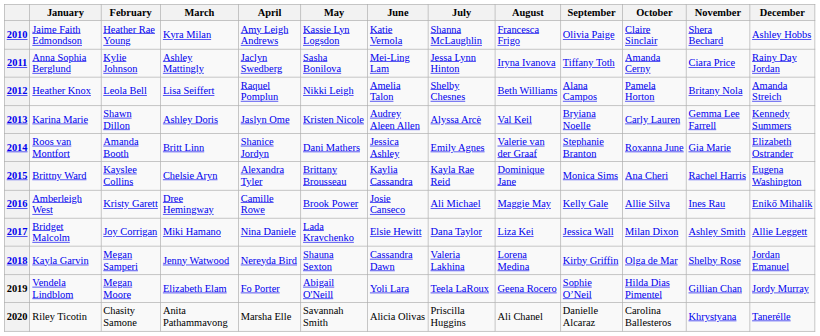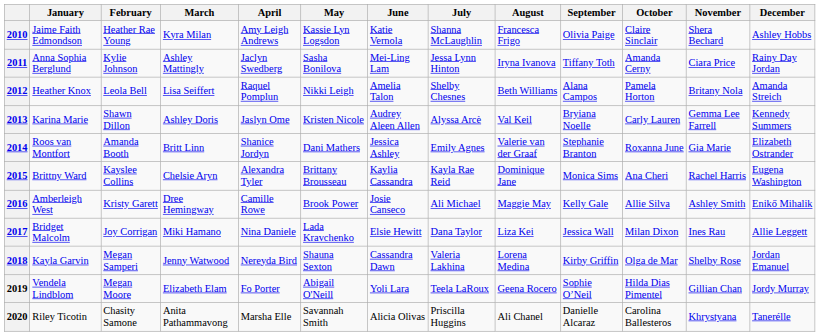(707, 204) Ines Rau -> (717, 204) Ashley Smith
(717, 232) Ashley Smith -> (707, 232) Ines Rau
